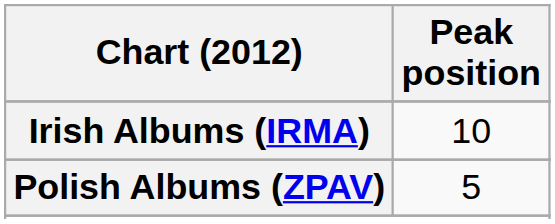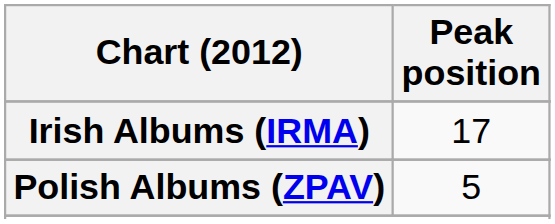(471, 130) 10 -> (471, 130) 17
